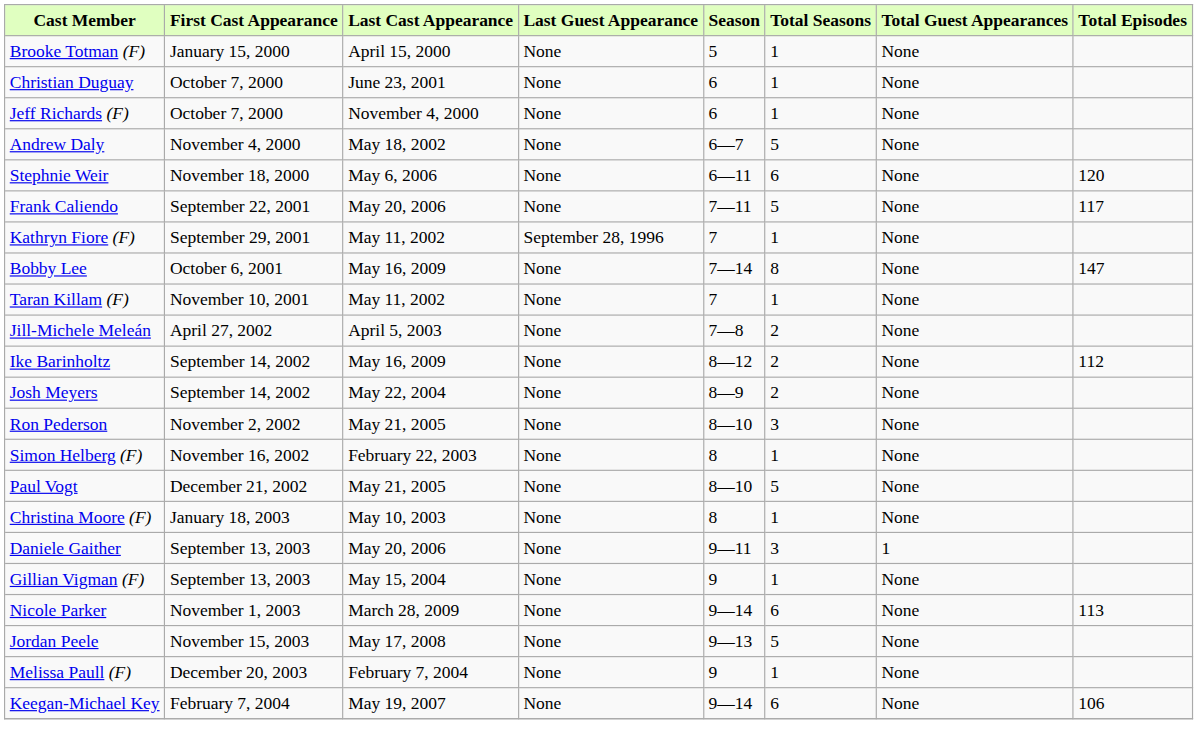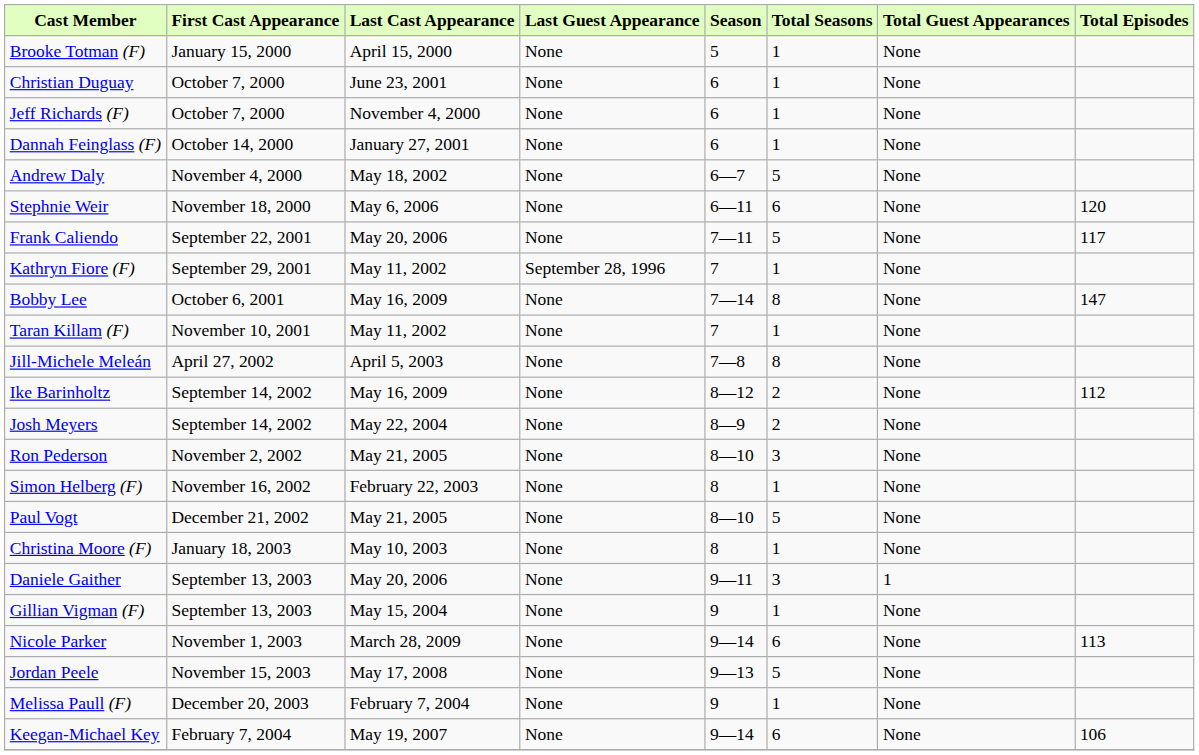+ row: (85, 144)
(775, 330) 2 -> (776, 361) 8
